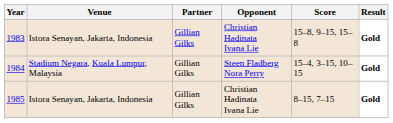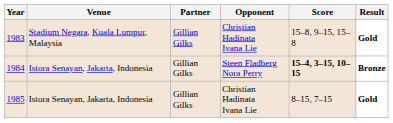(91, 38) Istora Senayan, Jakarta, Indonesia -> (88, 38) Stadium Negara, Kuala Lumpur, Malaysia
(88, 69) Stadium Negara, Kuala Lumpur, Malaysia -> (91, 69) Istora Senayan, Jakarta, Indonesia
(323, 69) normal -> (321, 69) bold
(370, 69) Gold -> (372, 69) Bronze
